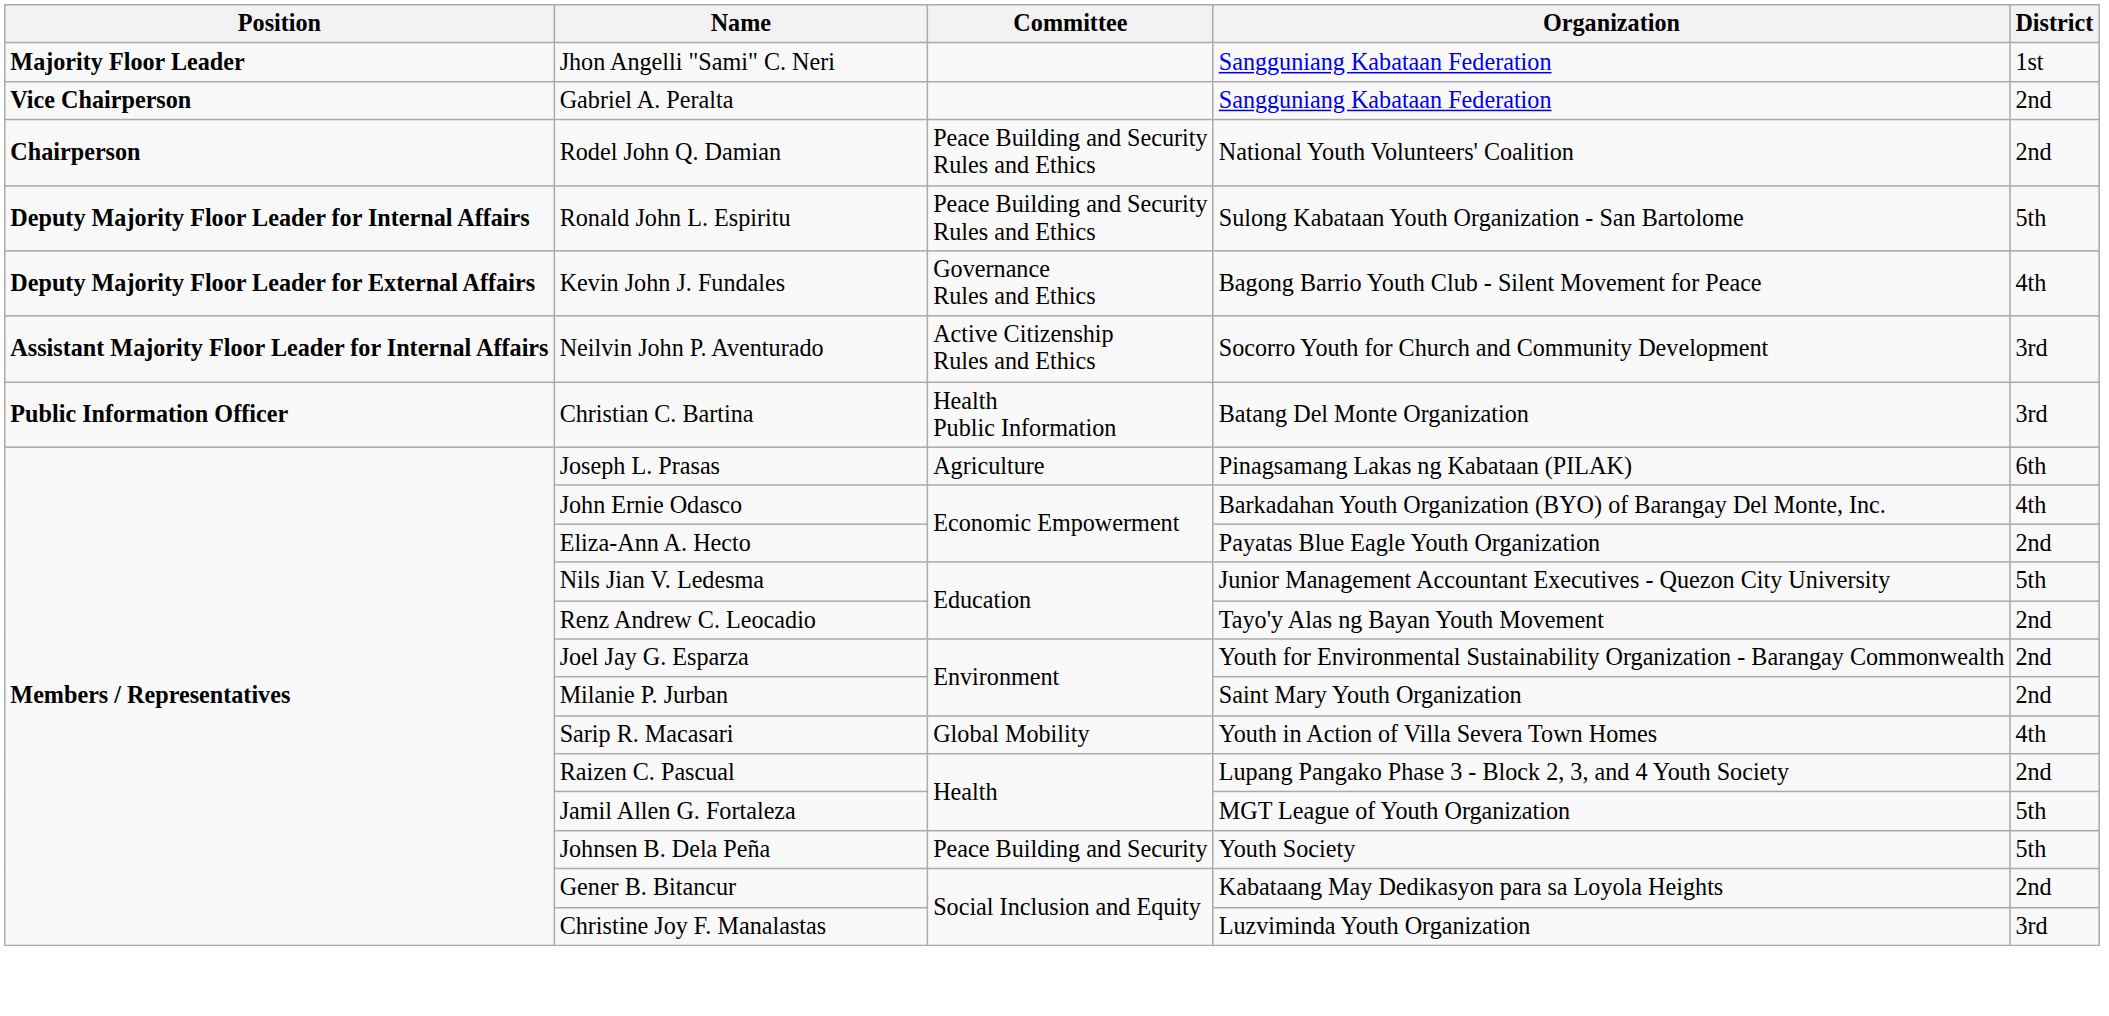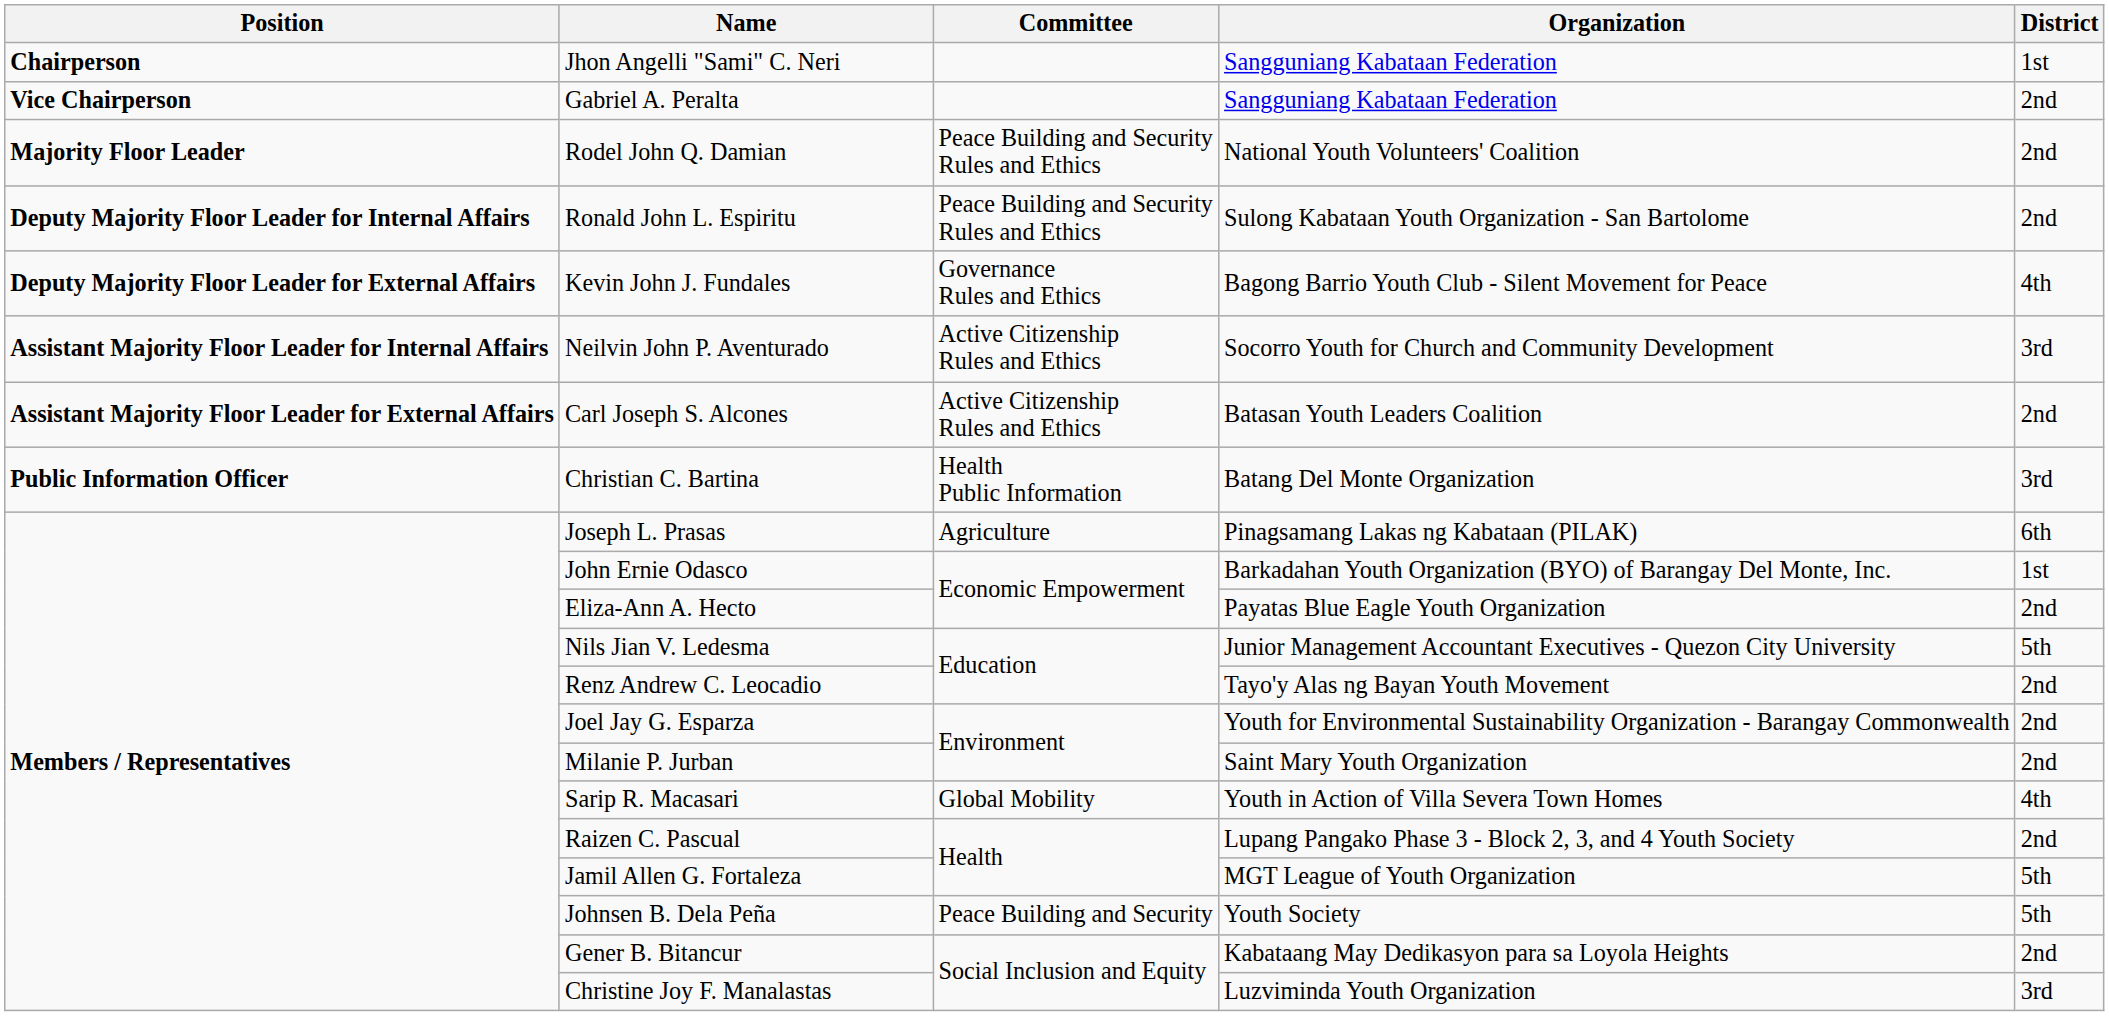(128, 61) Majority Floor Leader -> (75, 61) Chairperson
(75, 152) Chairperson -> (128, 152) Majority Floor Leader
(2031, 217) 5th -> (2039, 217) 2nd
+ row: (676, 414)
(2031, 504) 4th -> (2035, 569) 1st
